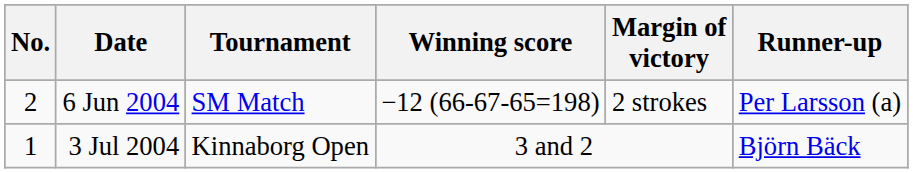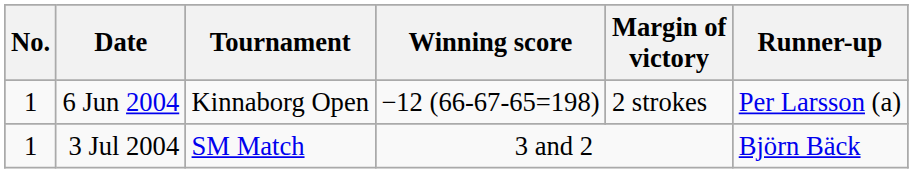(31, 101) 2 -> (31, 101) 1
(248, 101) SM Match -> (280, 101) Kinnaborg Open
(280, 145) Kinnaborg Open -> (248, 145) SM Match
